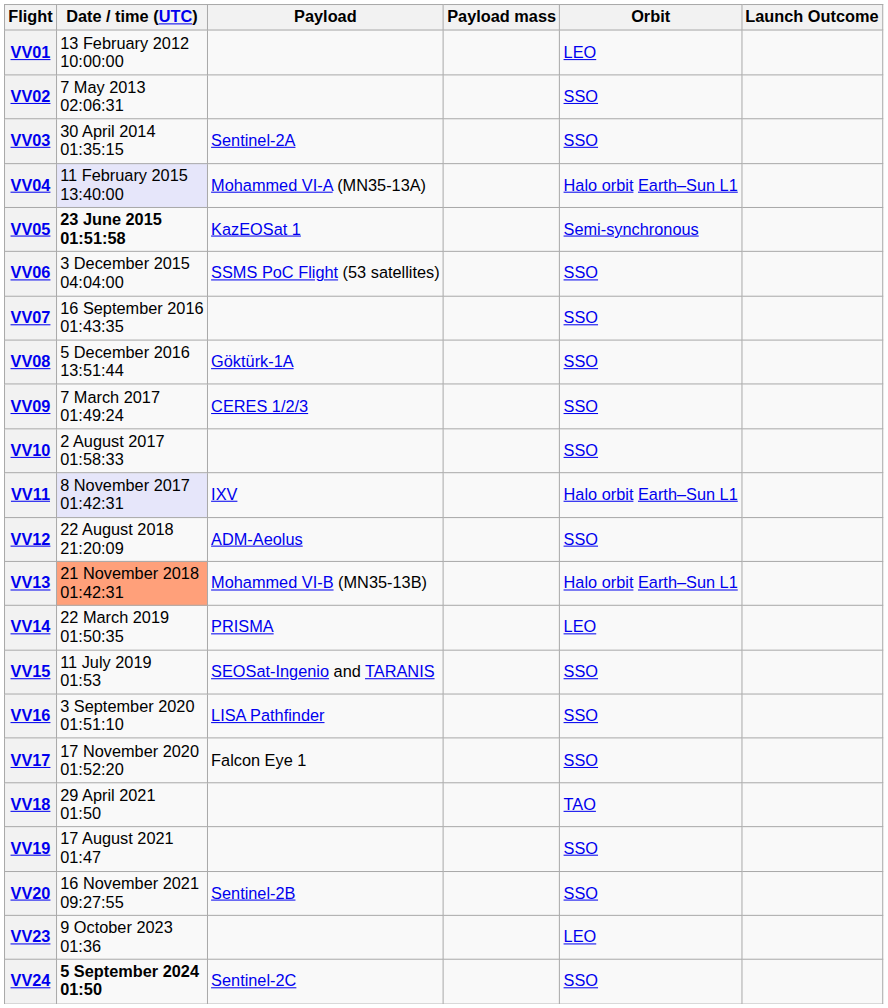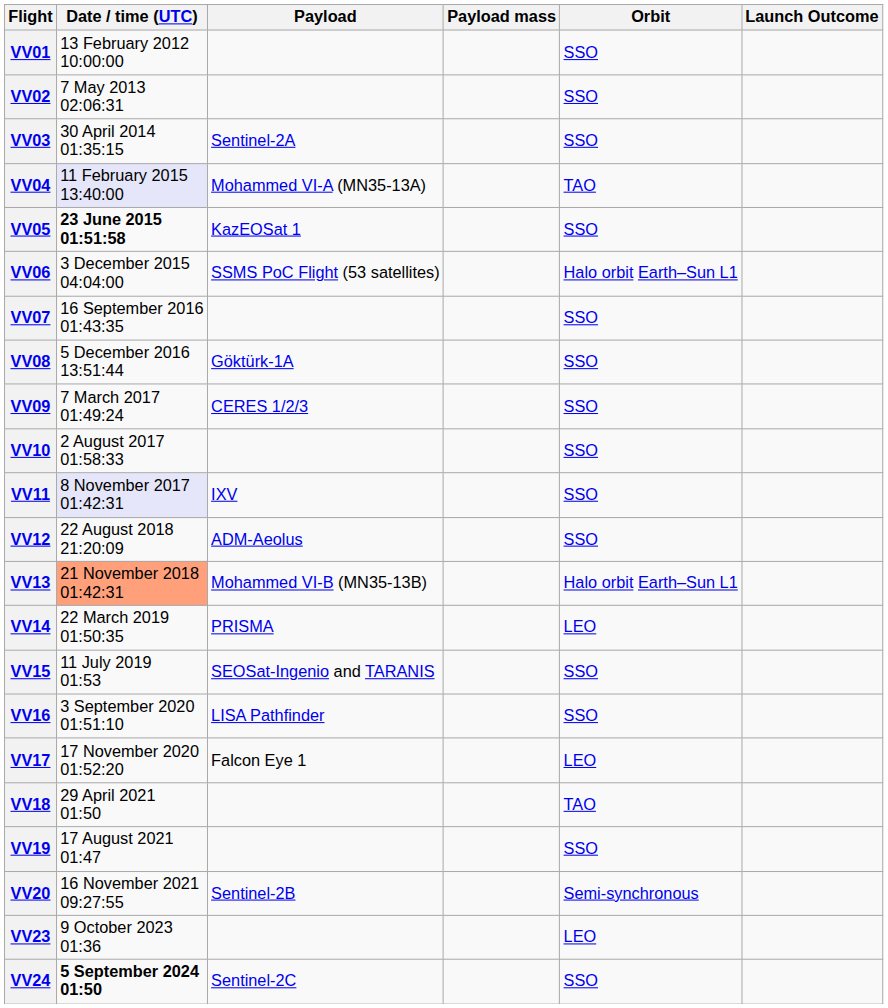(580, 52) LEO -> (581, 52) SSO
(651, 185) Halo orbit Earth–Sun L1 -> (580, 185) TAO
(631, 229) Semi-synchronous -> (581, 229) SSO
(581, 273) SSO -> (651, 273) Halo orbit Earth–Sun L1
(651, 494) Halo orbit Earth–Sun L1 -> (581, 494) SSO
(581, 760) SSO -> (580, 760) LEO
(581, 893) SSO -> (631, 893) Semi-synchronous
